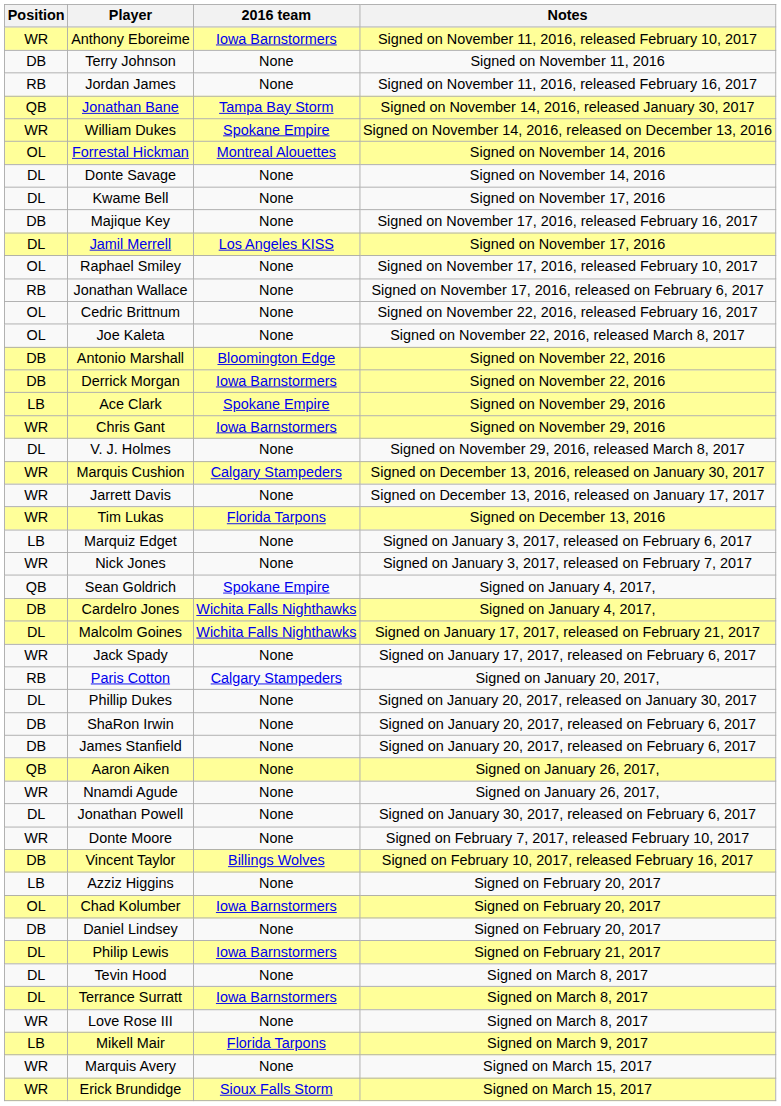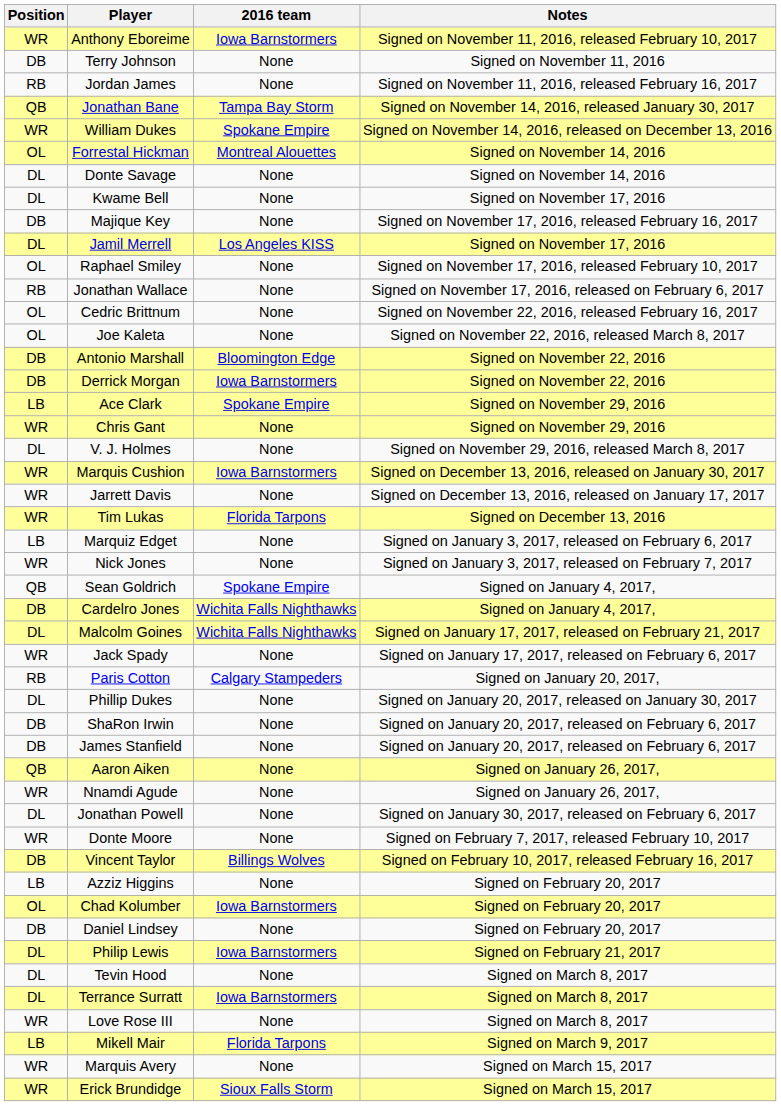(276, 426) Iowa Barnstormers -> (276, 426) None
(276, 472) Calgary Stampeders -> (276, 472) Iowa Barnstormers
